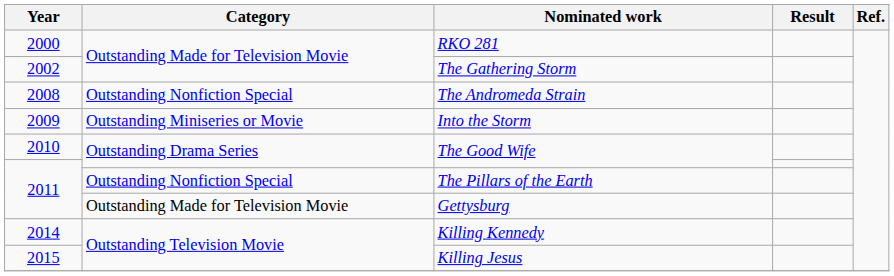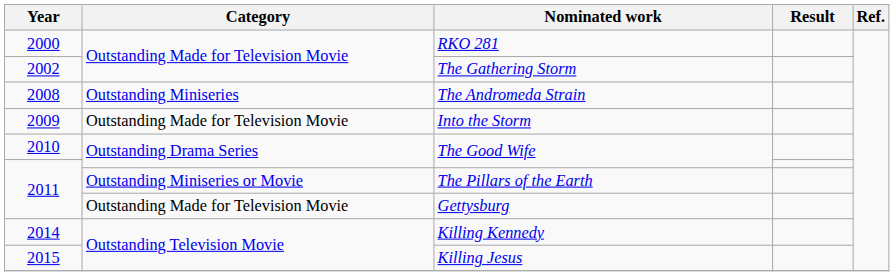(189, 95) Outstanding Nonfiction Special -> (162, 95) Outstanding Miniseries
(195, 120) Outstanding Miniseries or Movie -> (217, 120) Outstanding Made for Television Movie
(189, 180) Outstanding Nonfiction Special -> (195, 180) Outstanding Miniseries or Movie
